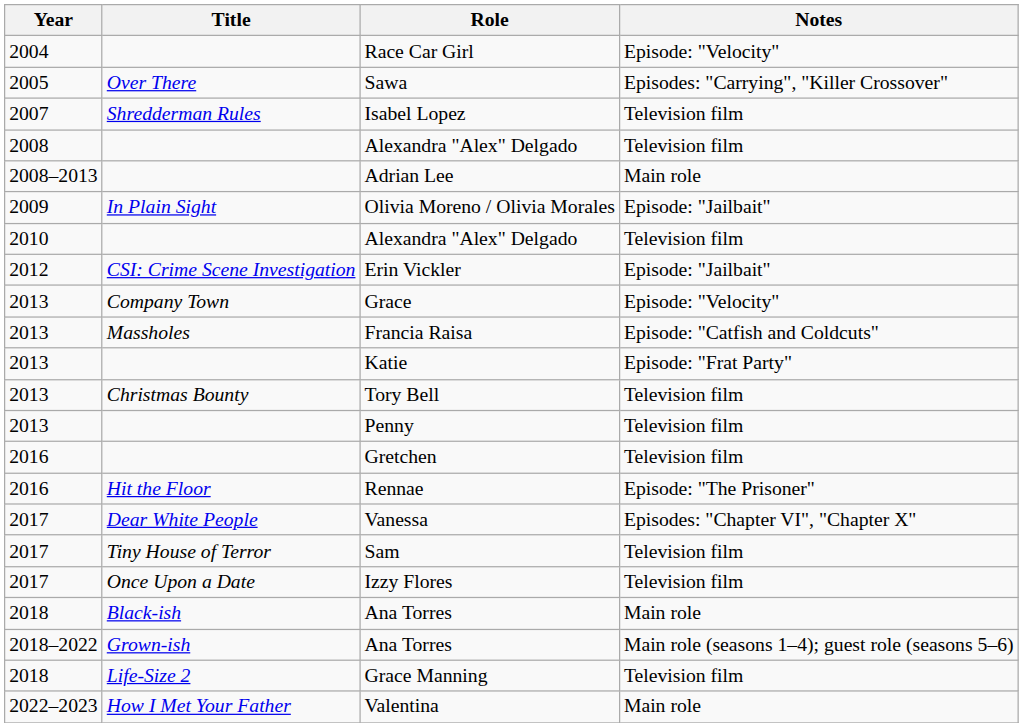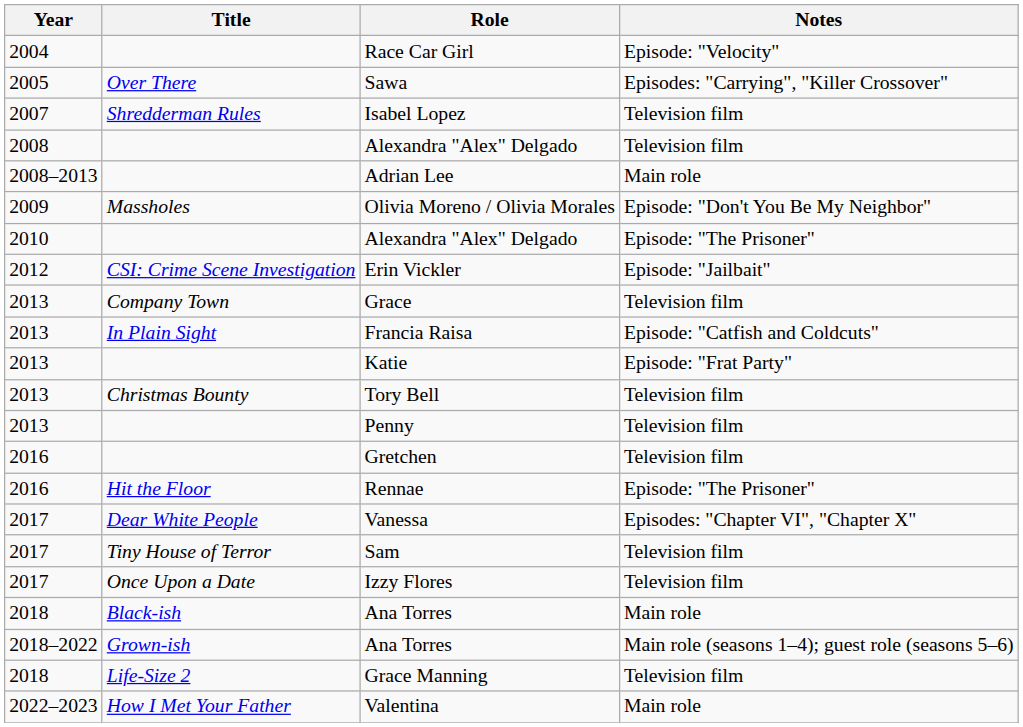(161, 207) In Plain Sight -> (148, 207) Massholes
(697, 207) Episode: "Jailbait" -> (778, 207) Episode: "Don't You Be My Neighbor"
(684, 238) Television film -> (719, 238) Episode: "The Prisoner"
(702, 301) Episode: "Velocity" -> (684, 301) Television film
(148, 332) Massholes -> (161, 332) In Plain Sight
